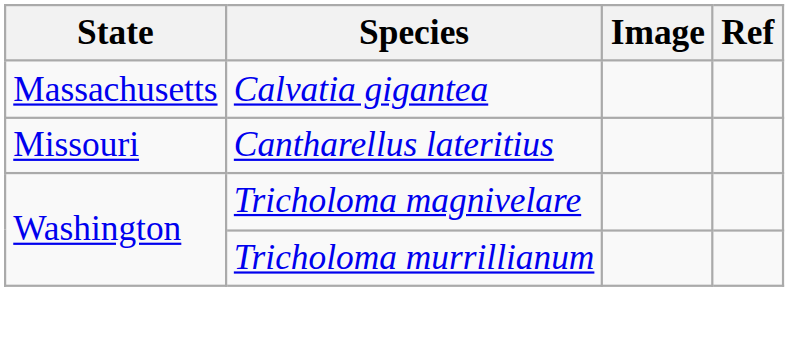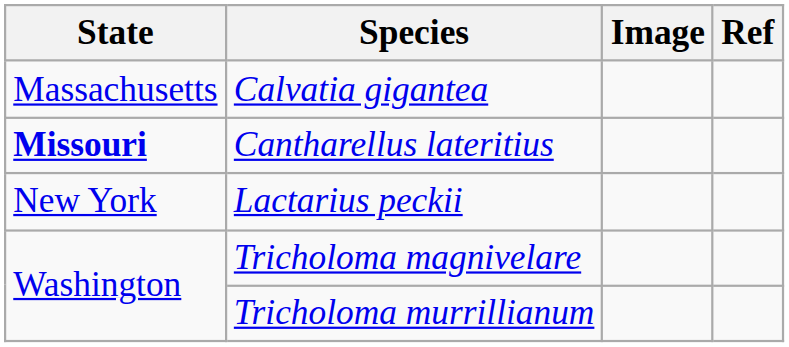(76, 144) normal -> (80, 144) bold
+ row: (348, 200)
